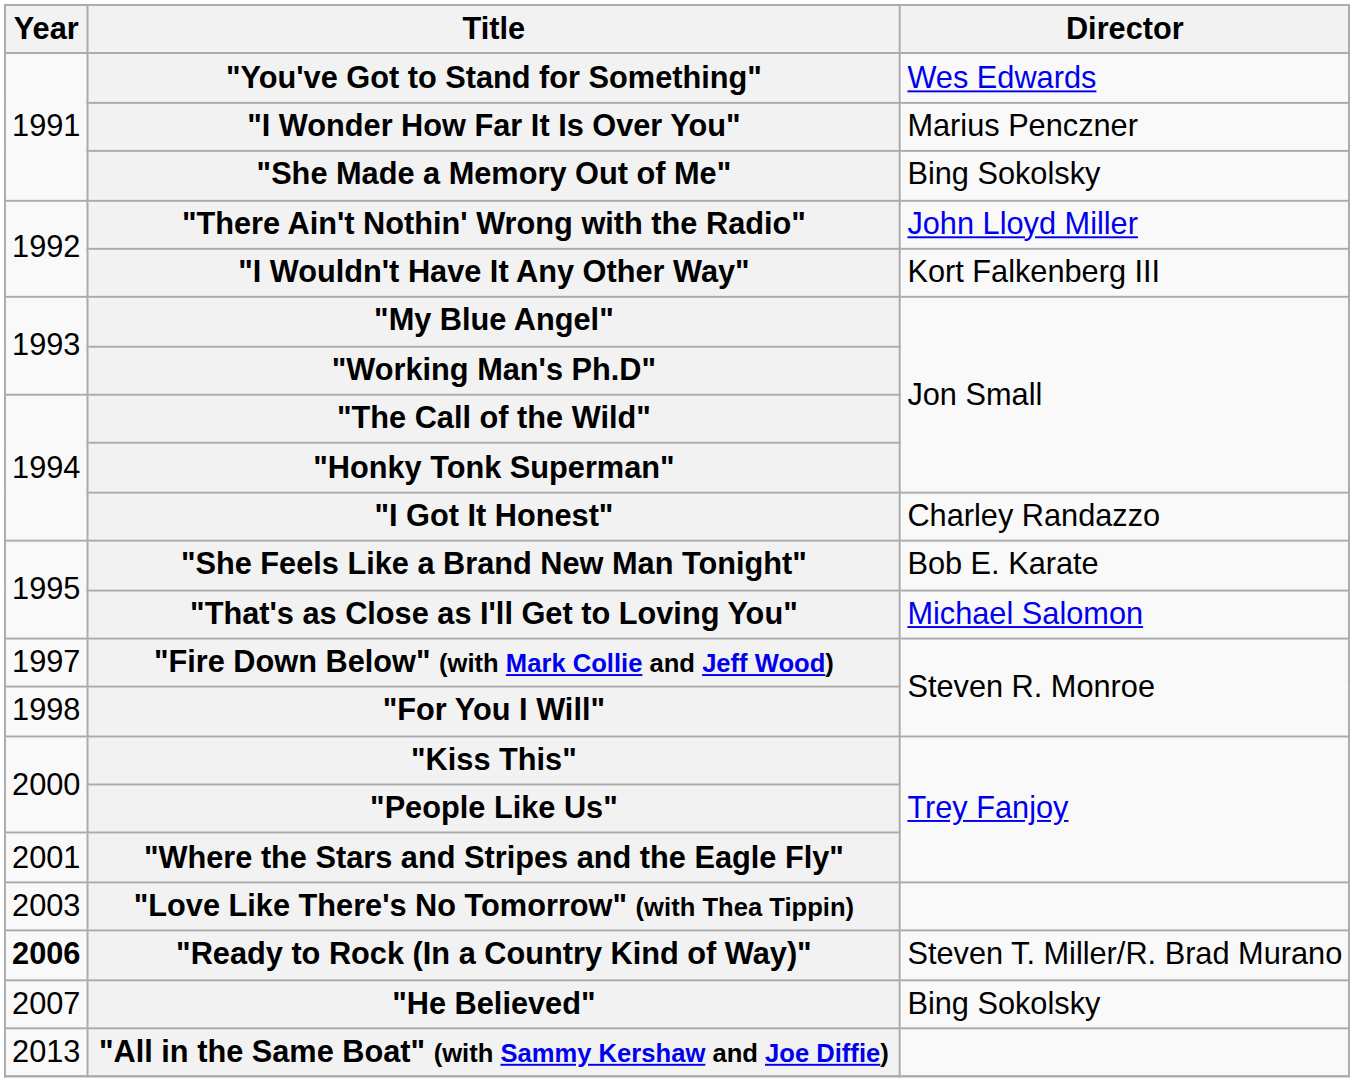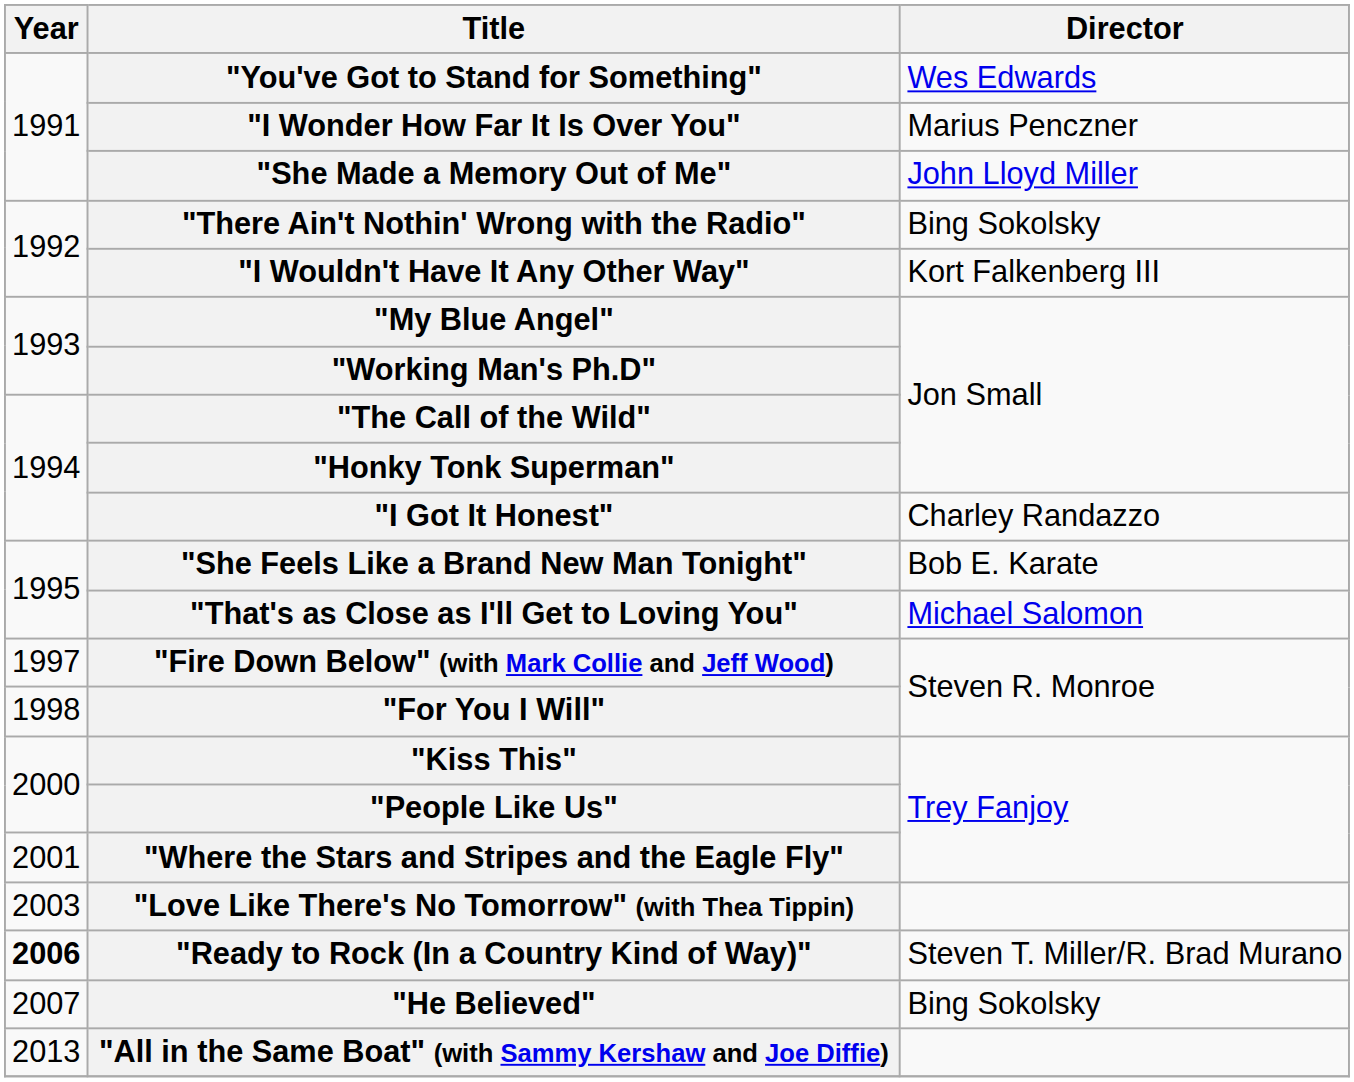(1004, 175) Bing Sokolsky -> (1023, 175) John Lloyd Miller
(1023, 223) John Lloyd Miller -> (1004, 223) Bing Sokolsky
